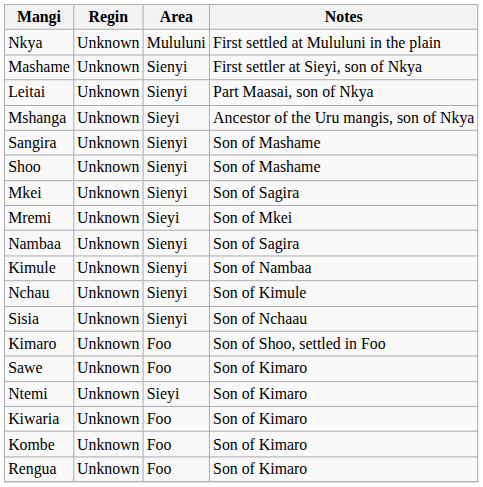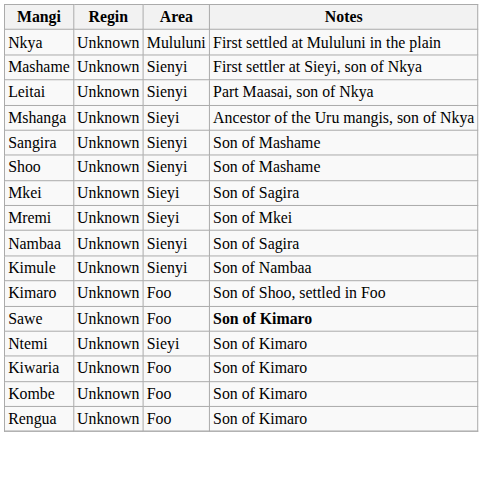(167, 192) Sienyi -> (163, 192) Sieyi
- row: (29, 293)
- row: (24, 318)
(260, 368) normal -> (263, 318) bold
